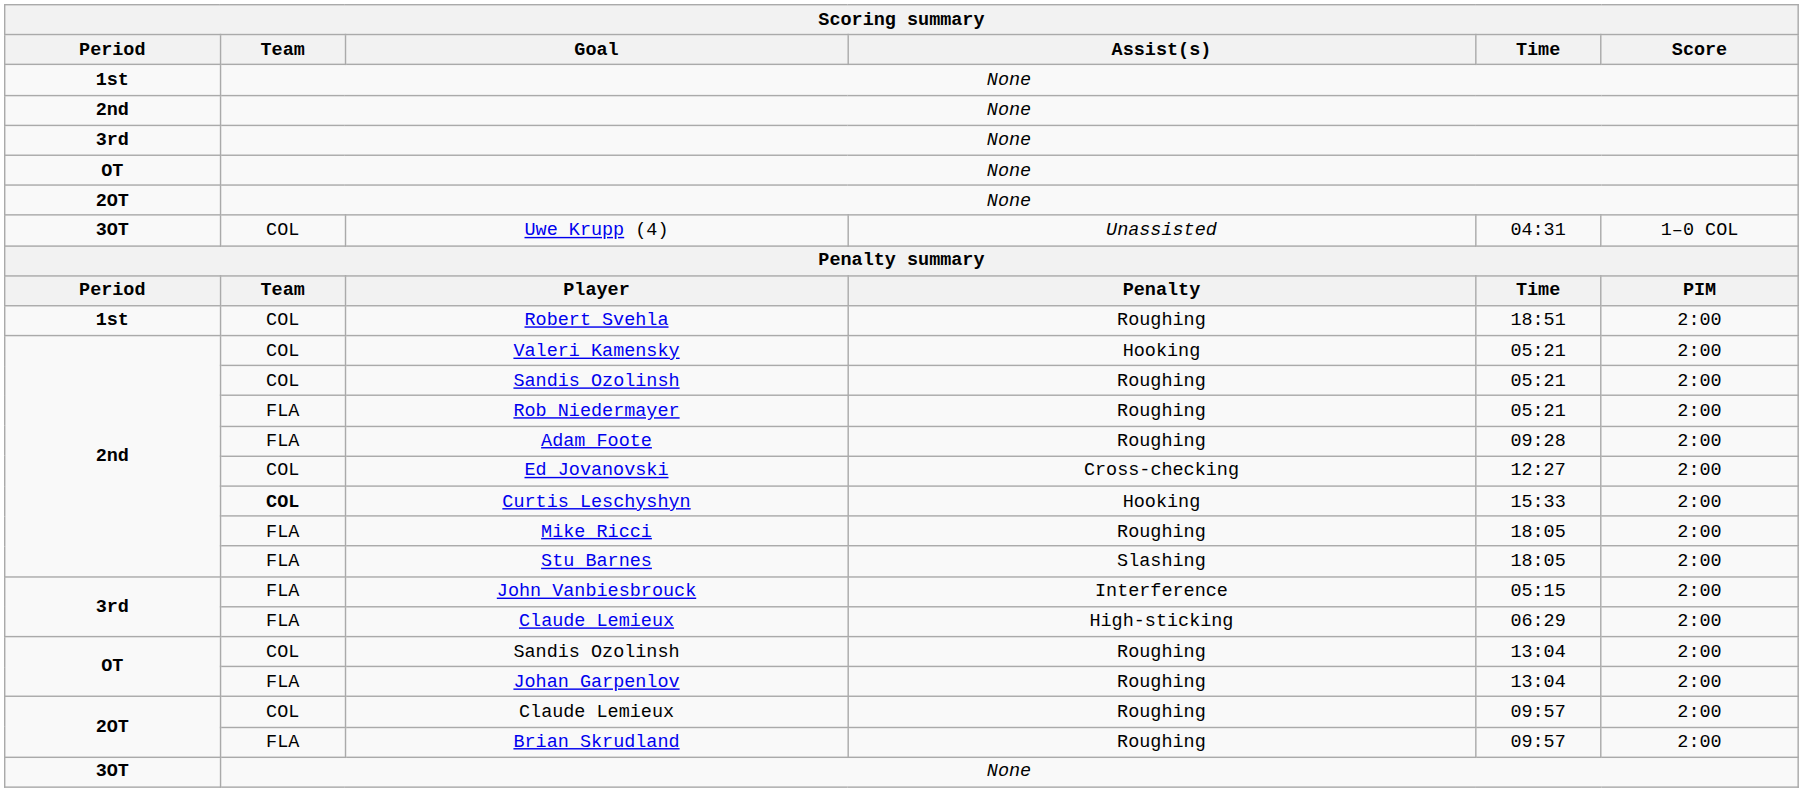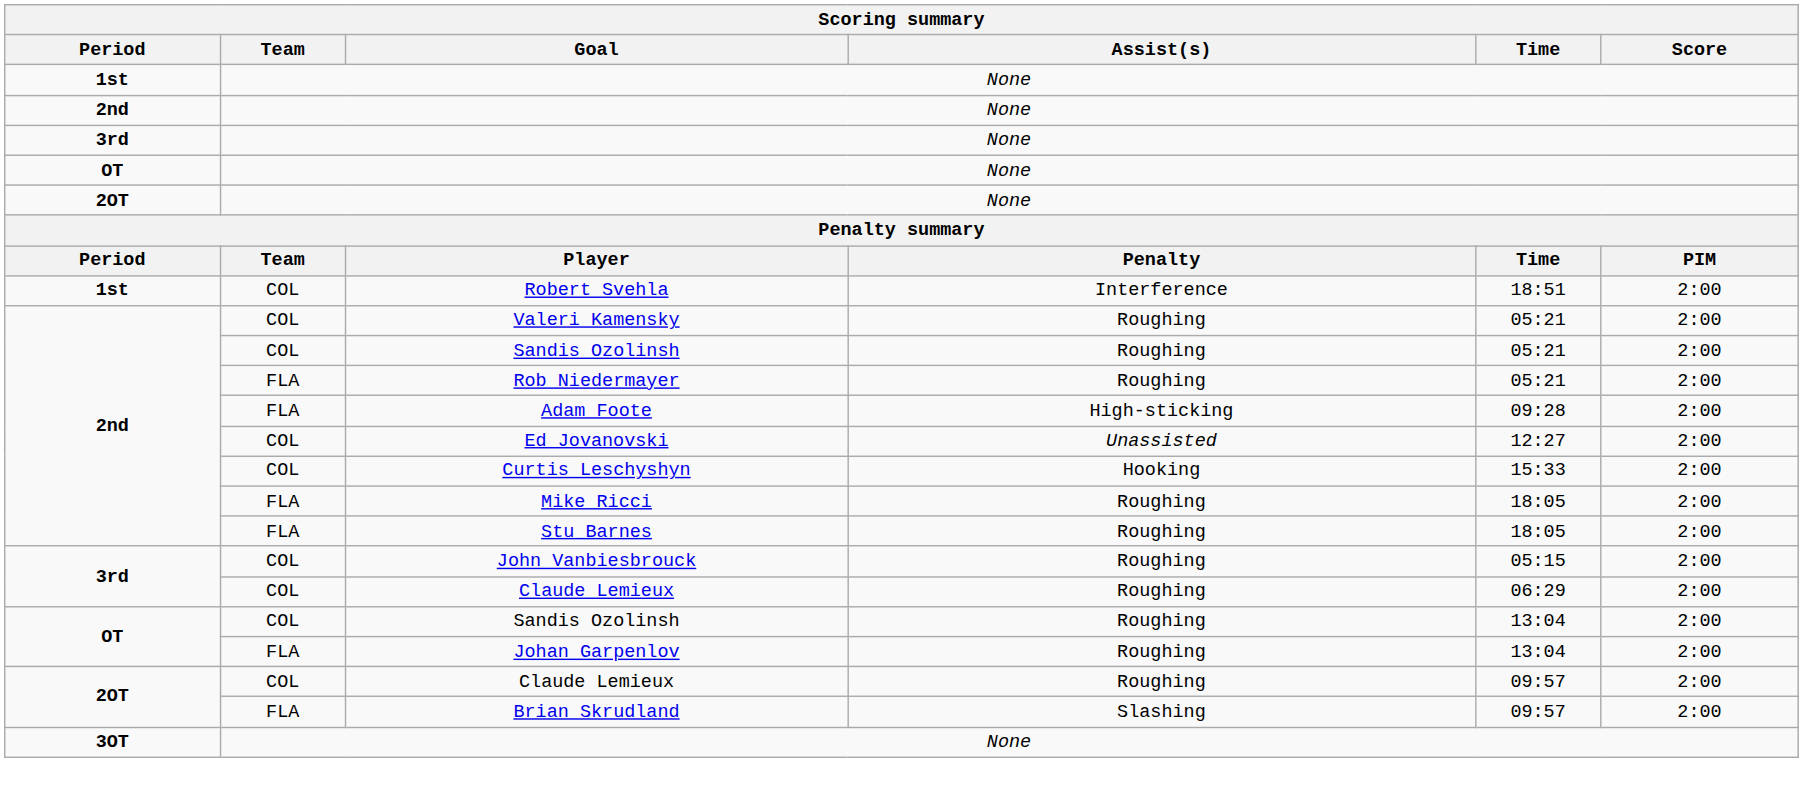- row: (112, 230)
(1161, 321) Roughing -> (1161, 291) Interference
(1161, 351) Hooking -> (1161, 321) Roughing
(1161, 441) Roughing -> (1161, 411) High-sticking
(1161, 471) Cross-checking -> (1161, 441) Unassisted
(283, 501) bold -> (283, 471) normal
(1161, 561) Slashing -> (1161, 531) Roughing
(283, 591) FLA -> (283, 561) COL
(1161, 591) Interference -> (1161, 561) Roughing
(283, 621) FLA -> (283, 591) COL
(1161, 621) High-sticking -> (1161, 591) Roughing
(1161, 742) Roughing -> (1161, 712) Slashing
